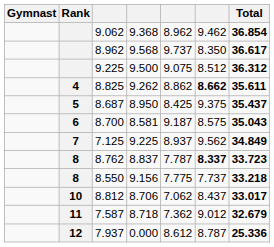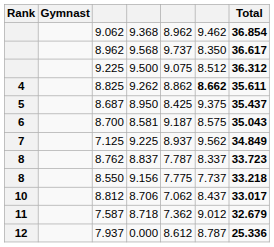columns swapped: (76, 13) <-> (32, 13)
(212, 159) bold -> (212, 159) normal
